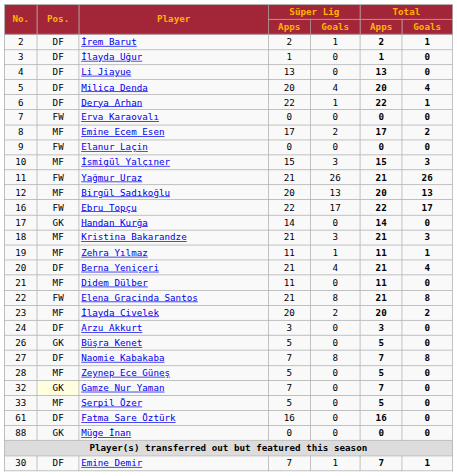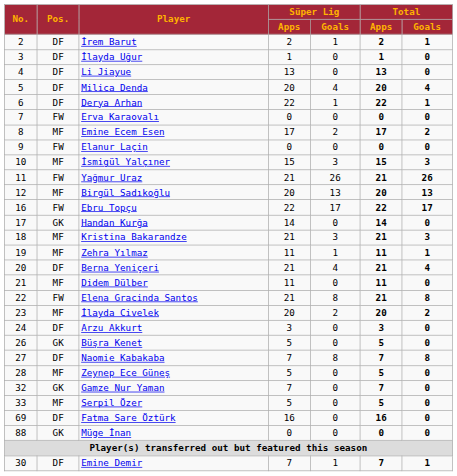(58, 388) lightyellow background -> (58, 388) no background
(21, 418) 61 -> (21, 418) 69
